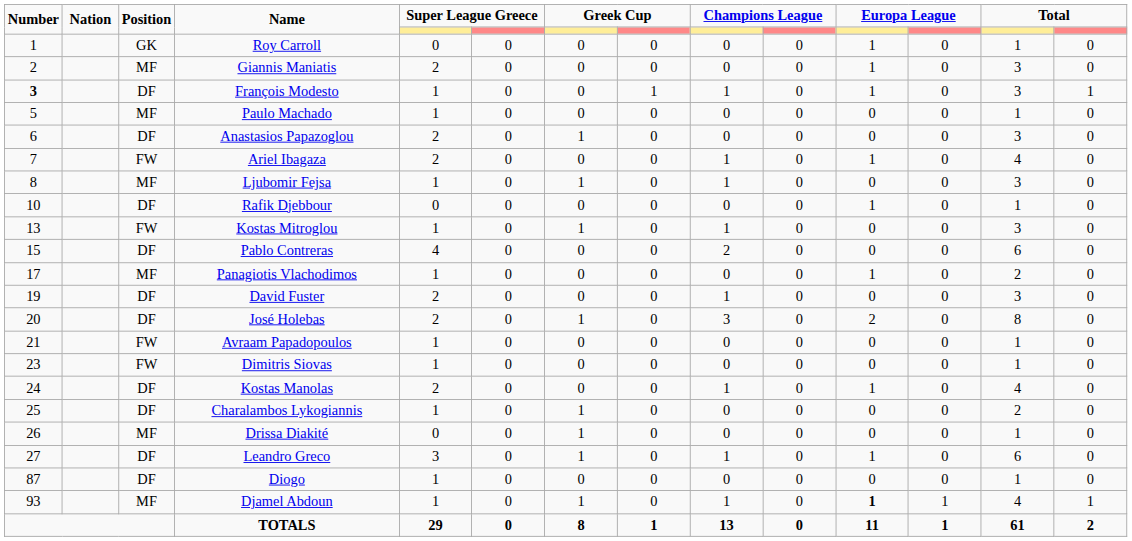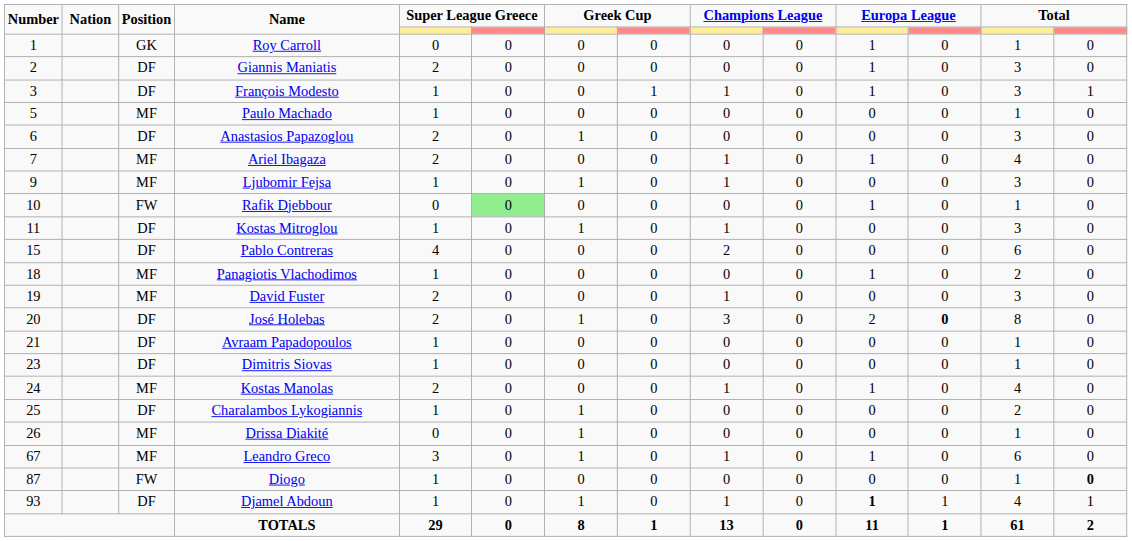(147, 68) MF -> (147, 68) DF
(33, 91) bold -> (33, 91) normal
(147, 159) FW -> (147, 159) MF
(33, 182) 8 -> (33, 182) 9
(147, 205) DF -> (147, 205) FW
(508, 205) no background -> (508, 205) lightgreen background
(33, 228) 13 -> (33, 228) 11
(147, 228) FW -> (147, 228) DF
(33, 273) 17 -> (33, 273) 18
(147, 296) DF -> (147, 296) MF
(945, 319) normal -> (945, 319) bold
(147, 342) FW -> (147, 342) DF
(147, 365) FW -> (147, 365) DF
(147, 387) DF -> (147, 387) MF
(33, 456) 27 -> (33, 456) 67
(147, 456) DF -> (147, 456) MF
(147, 479) DF -> (147, 479) FW
(1090, 479) normal -> (1090, 479) bold
(147, 502) MF -> (147, 502) DF
